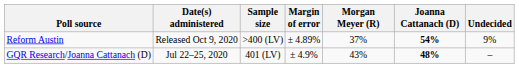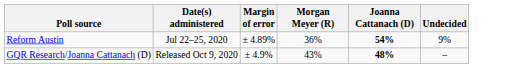- column: (263, 18)
(197, 40) Released Oct 9, 2020 -> (197, 40) Jul 22–25, 2020
(358, 40) 37% -> (313, 40) 36%
(197, 56) Jul 22–25, 2020 -> (197, 56) Released Oct 9, 2020
